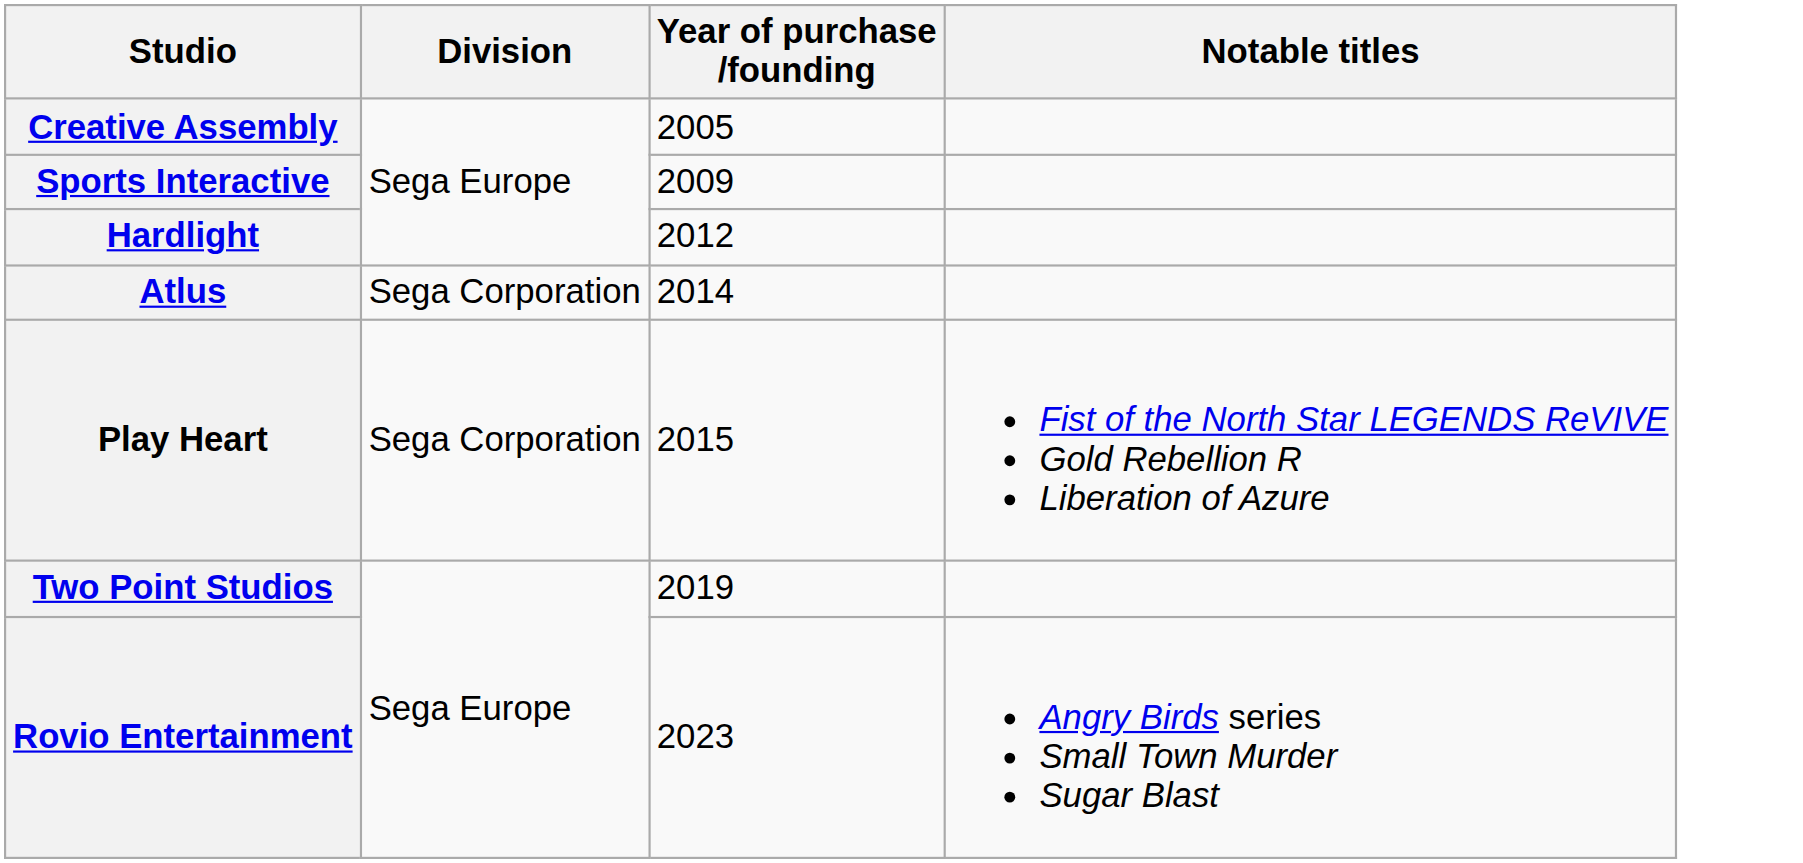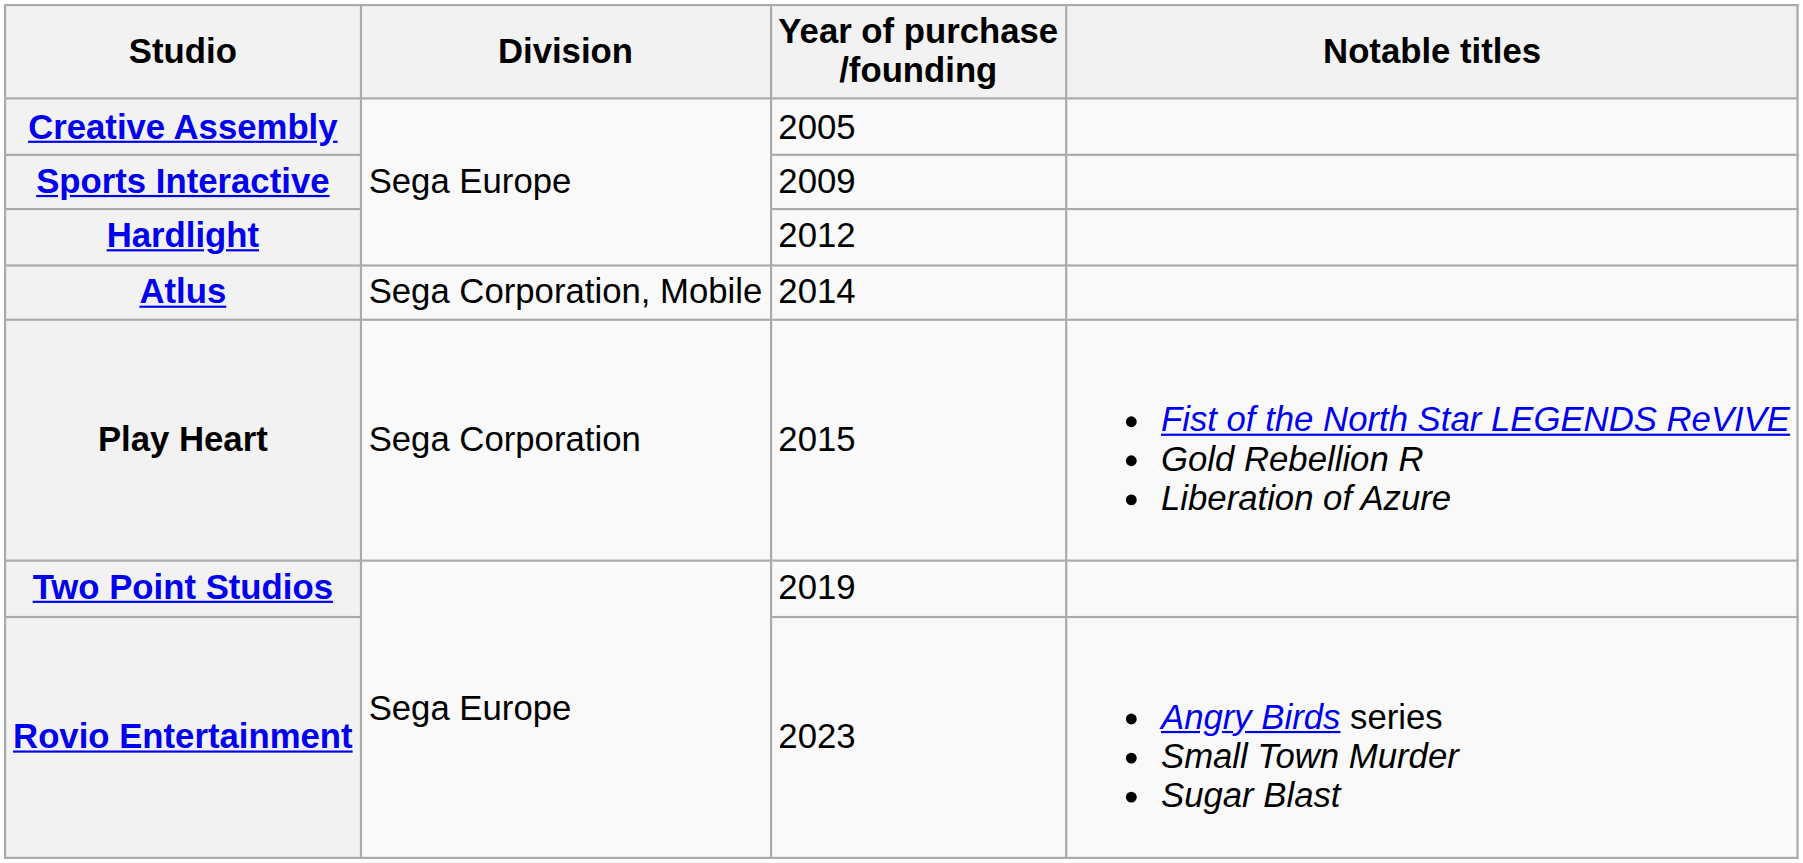(505, 291) Sega Corporation -> (565, 291) Sega Corporation, Mobile
